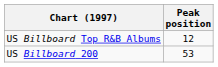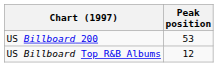rows swapped: (52, 54) <-> (84, 39)
